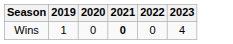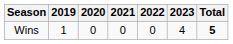+ column: (212, 13)
(123, 30) bold -> (123, 30) normal
